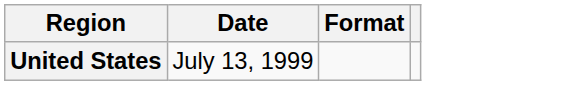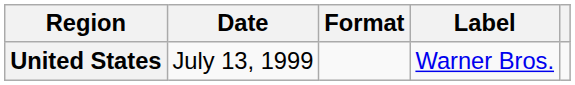+ column: (485, 23)
